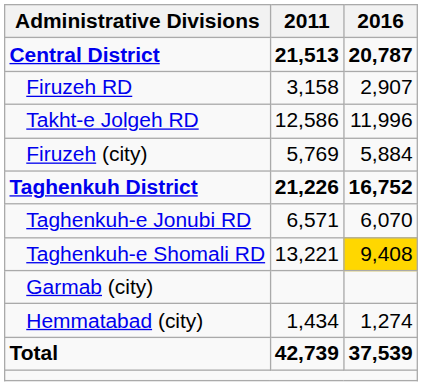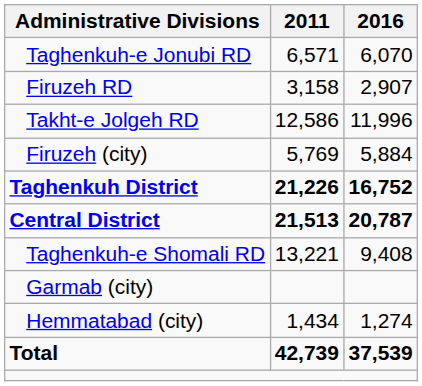rows swapped: (85, 54) <-> (139, 220)
(386, 253) gold background -> (386, 253) no background
